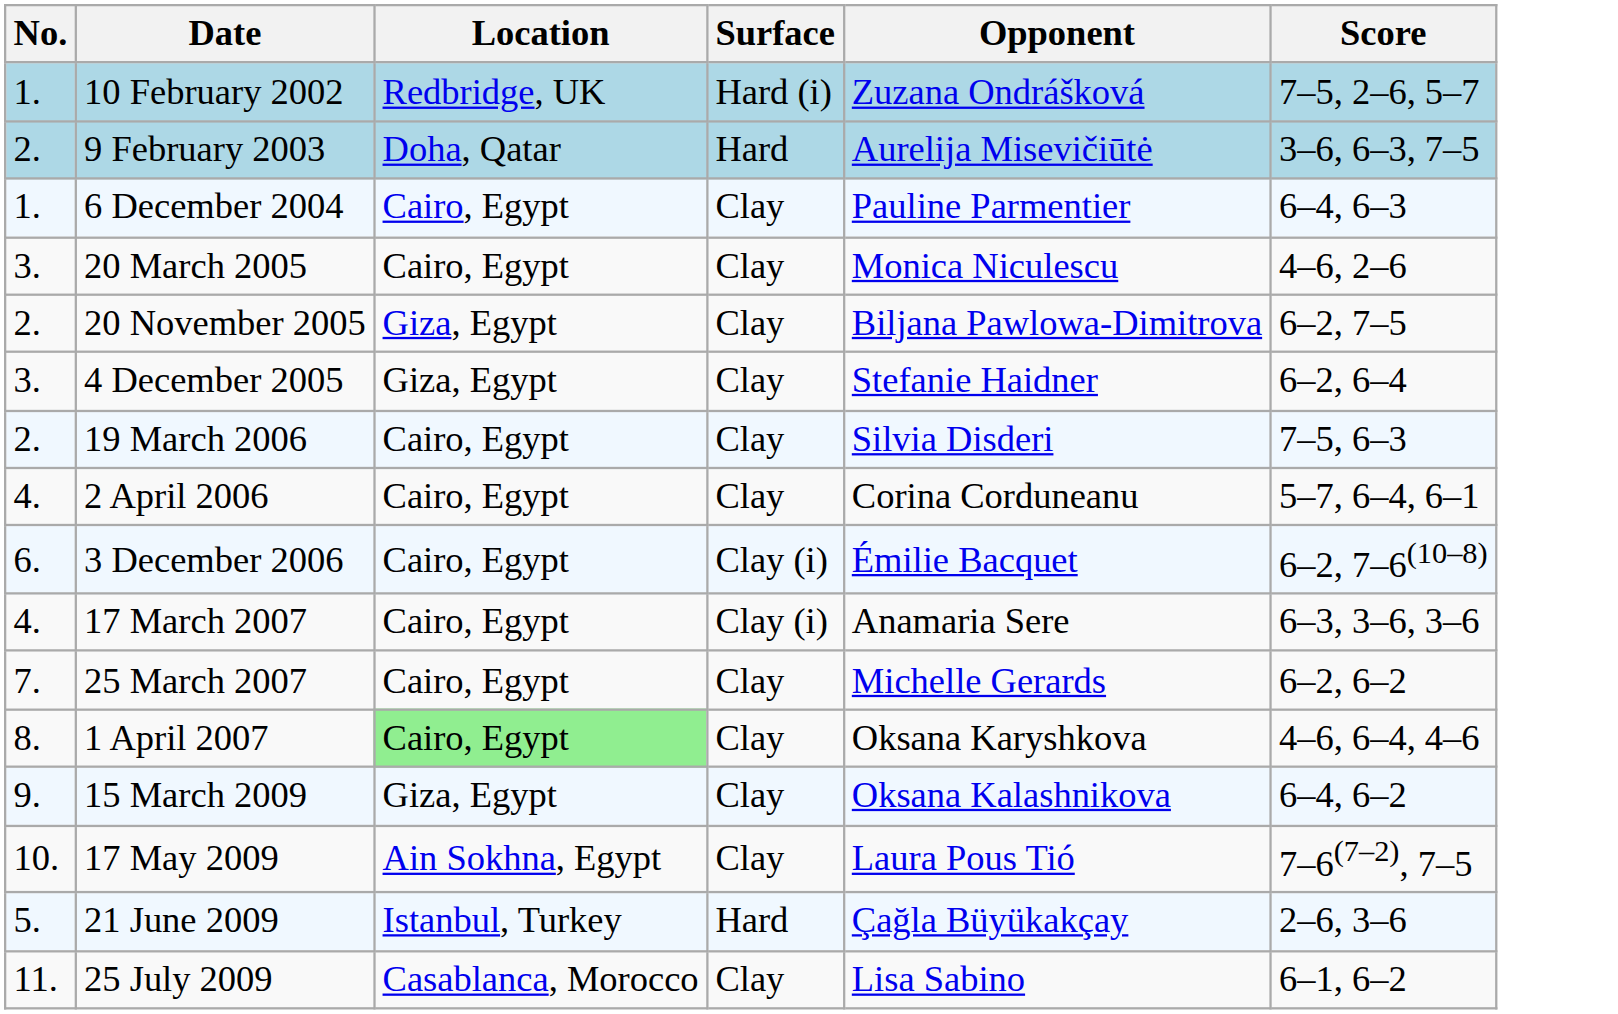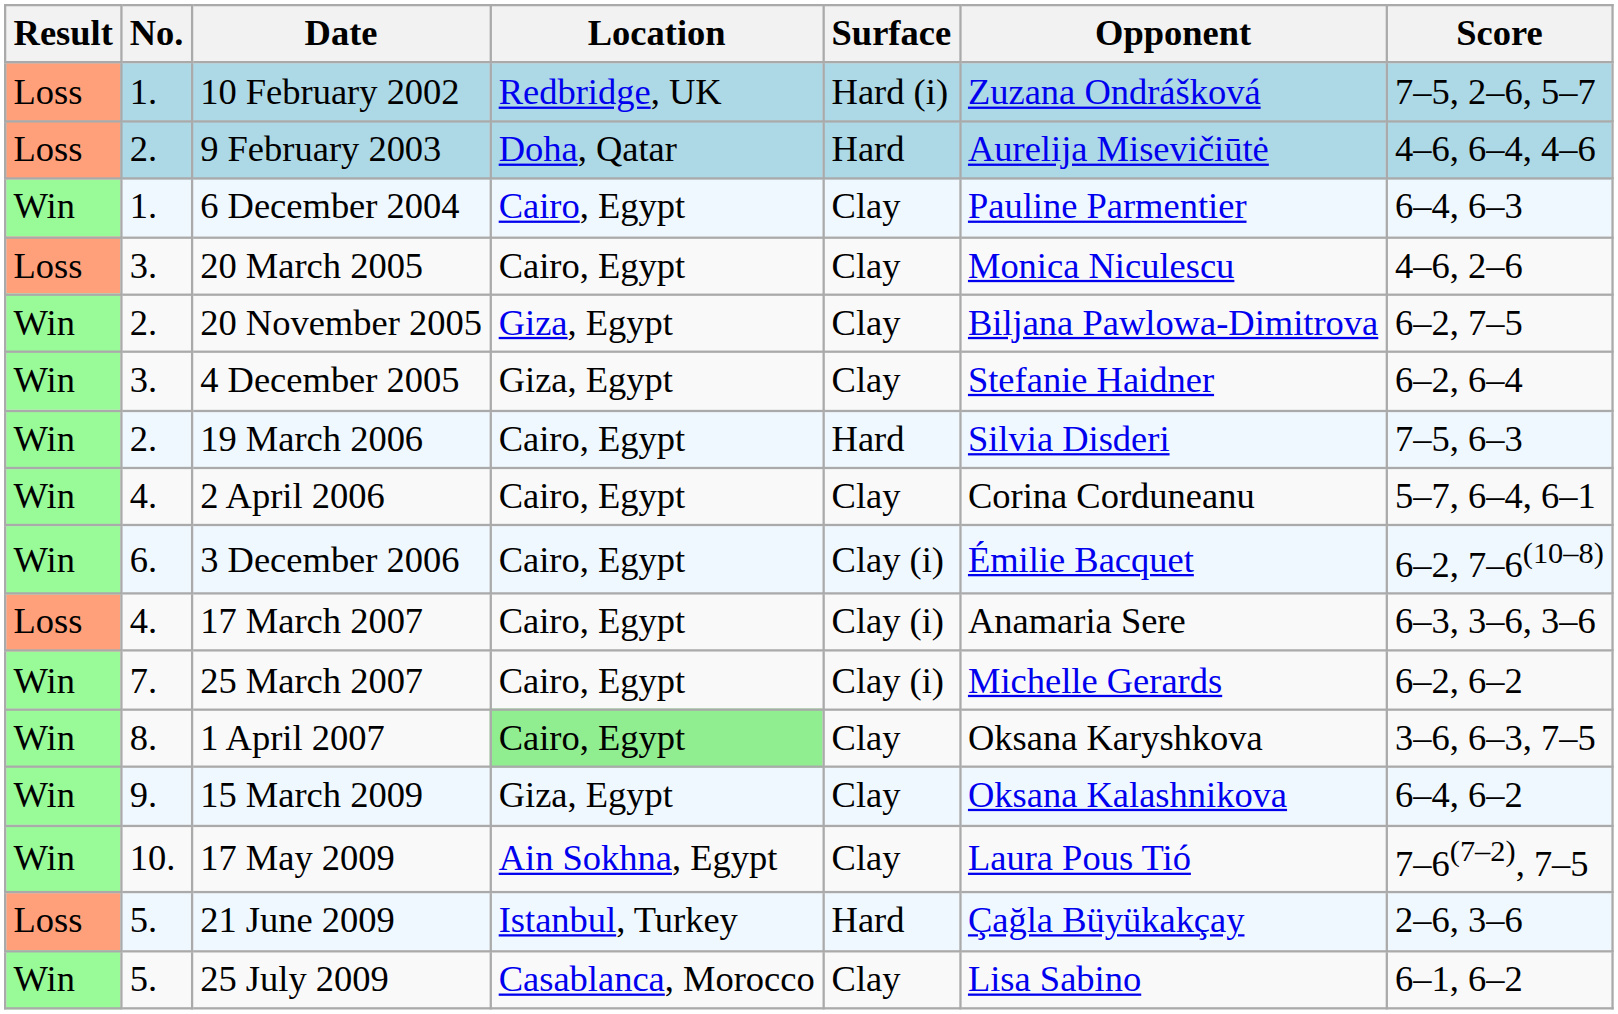+ column: (63, 33)
(1379, 149) 3–6, 6–3, 7–5 -> (1495, 149) 4–6, 6–4, 4–6
(750, 438) Clay -> (868, 438) Hard
(750, 679) Clay -> (888, 679) Clay (i)
(1379, 737) 4–6, 6–4, 4–6 -> (1495, 737) 3–6, 6–3, 7–5
(36, 978) 11. -> (143, 978) 5.
